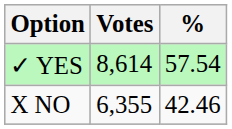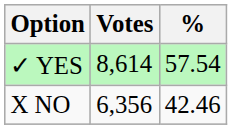(124, 104) 6,355 -> (124, 104) 6,356
